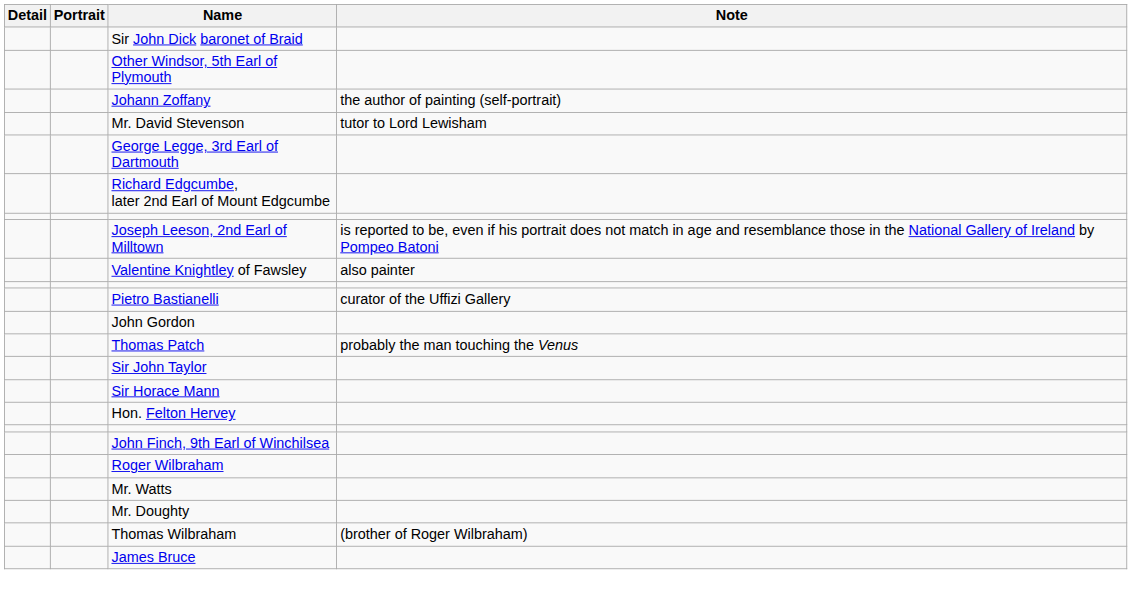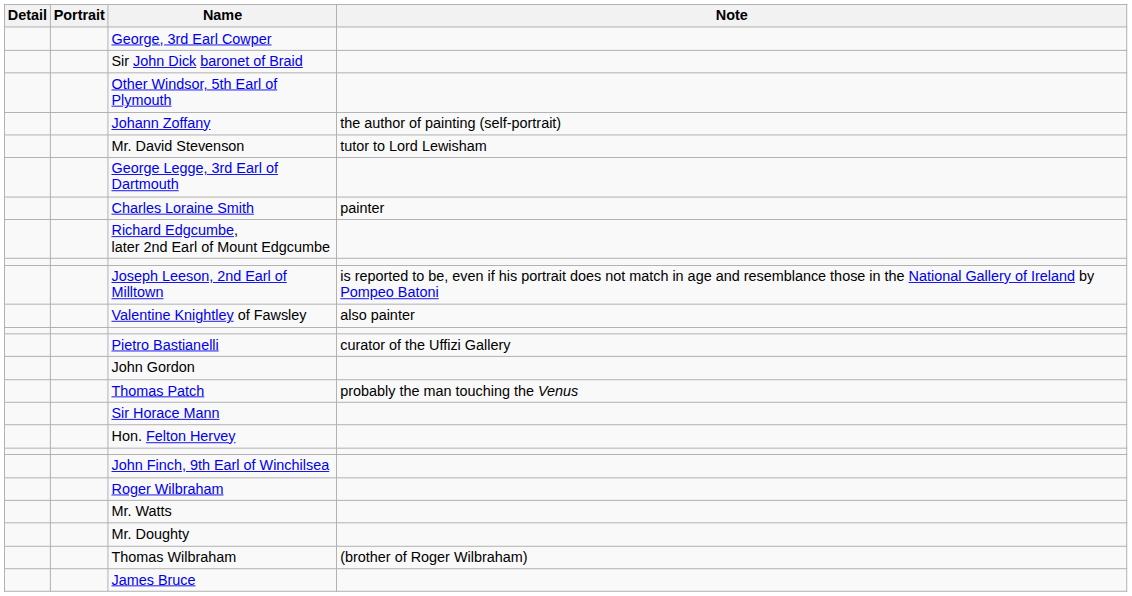+ row: (192, 38)
+ row: (183, 208)
- row: (159, 368)
